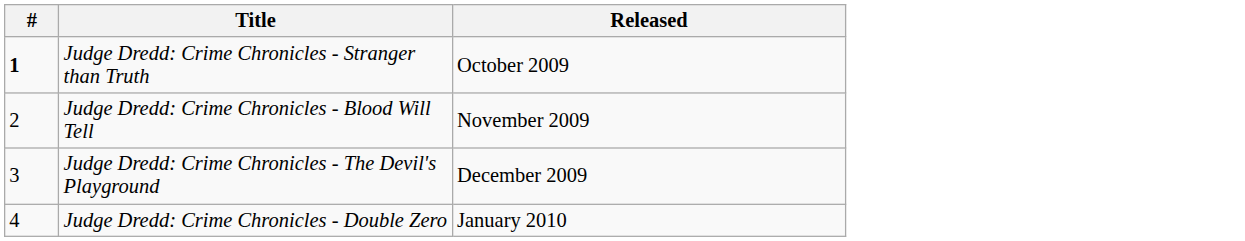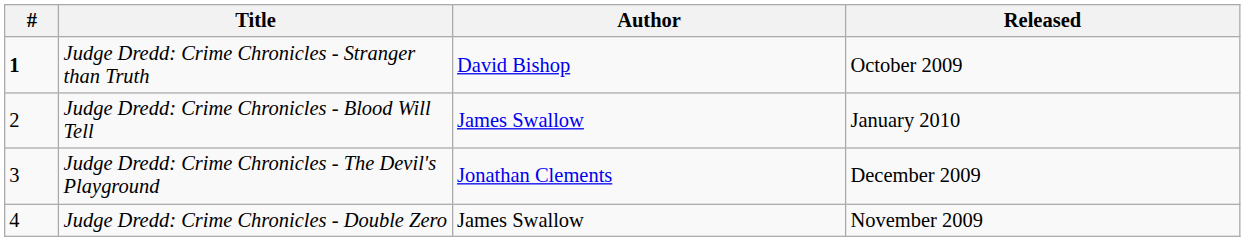+ column: (649, 20)
(523, 120) November 2009 -> (905, 120) January 2010
(512, 219) January 2010 -> (917, 219) November 2009
